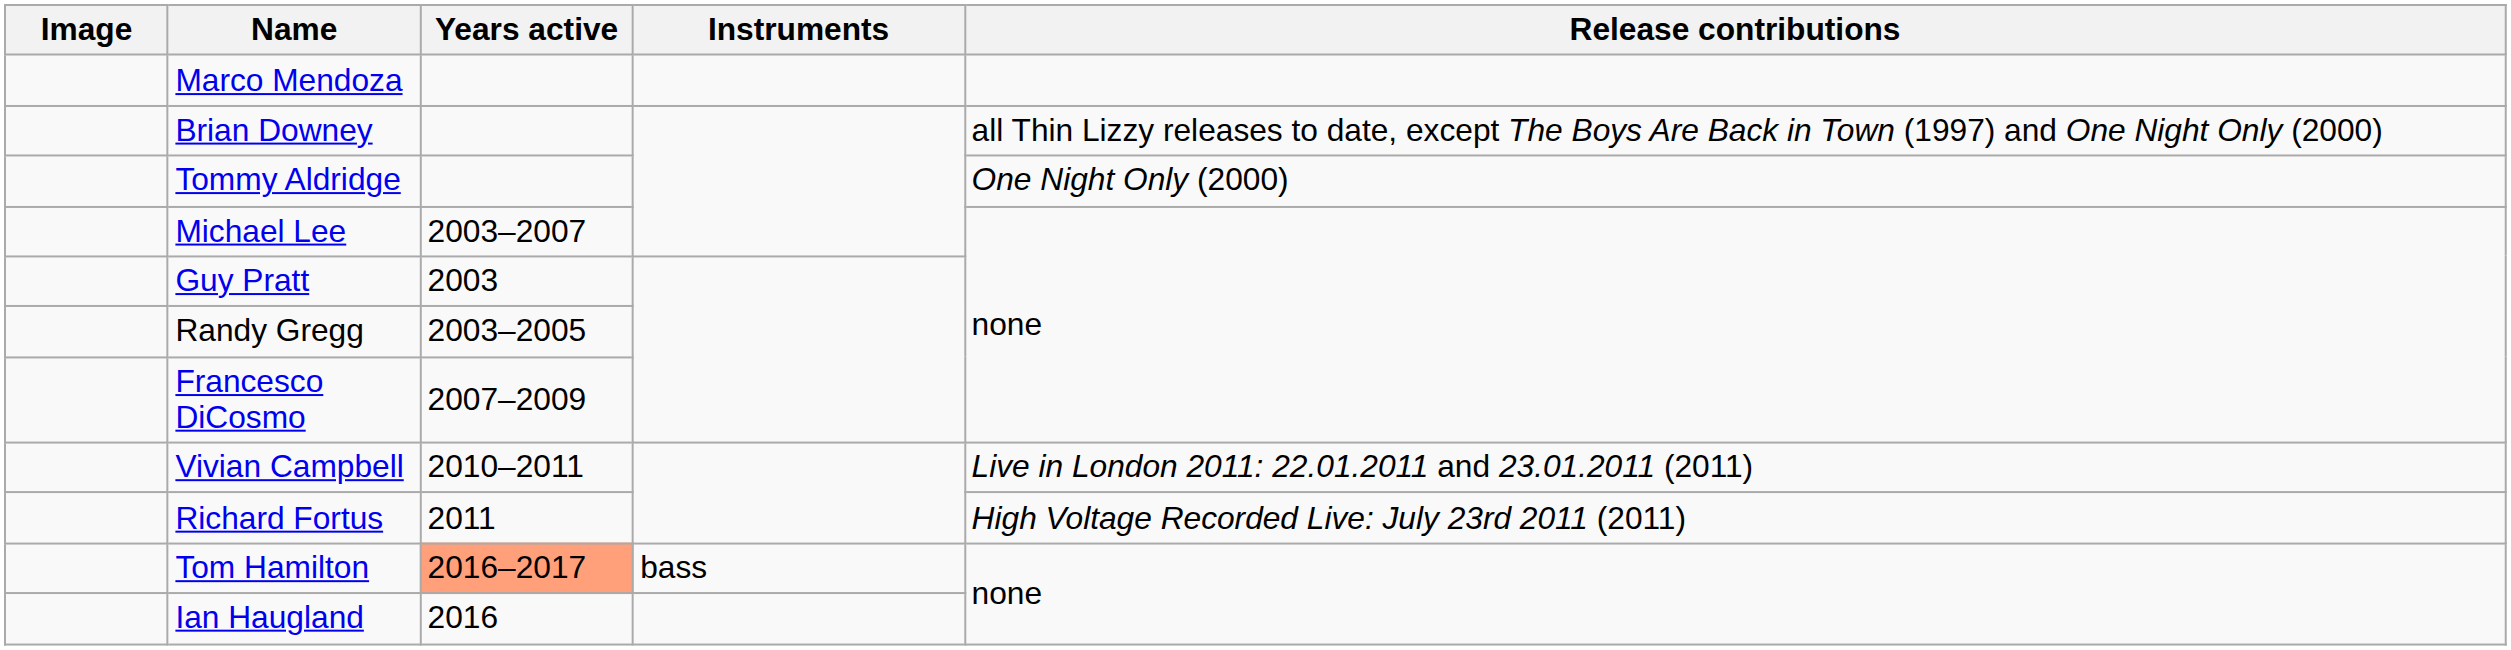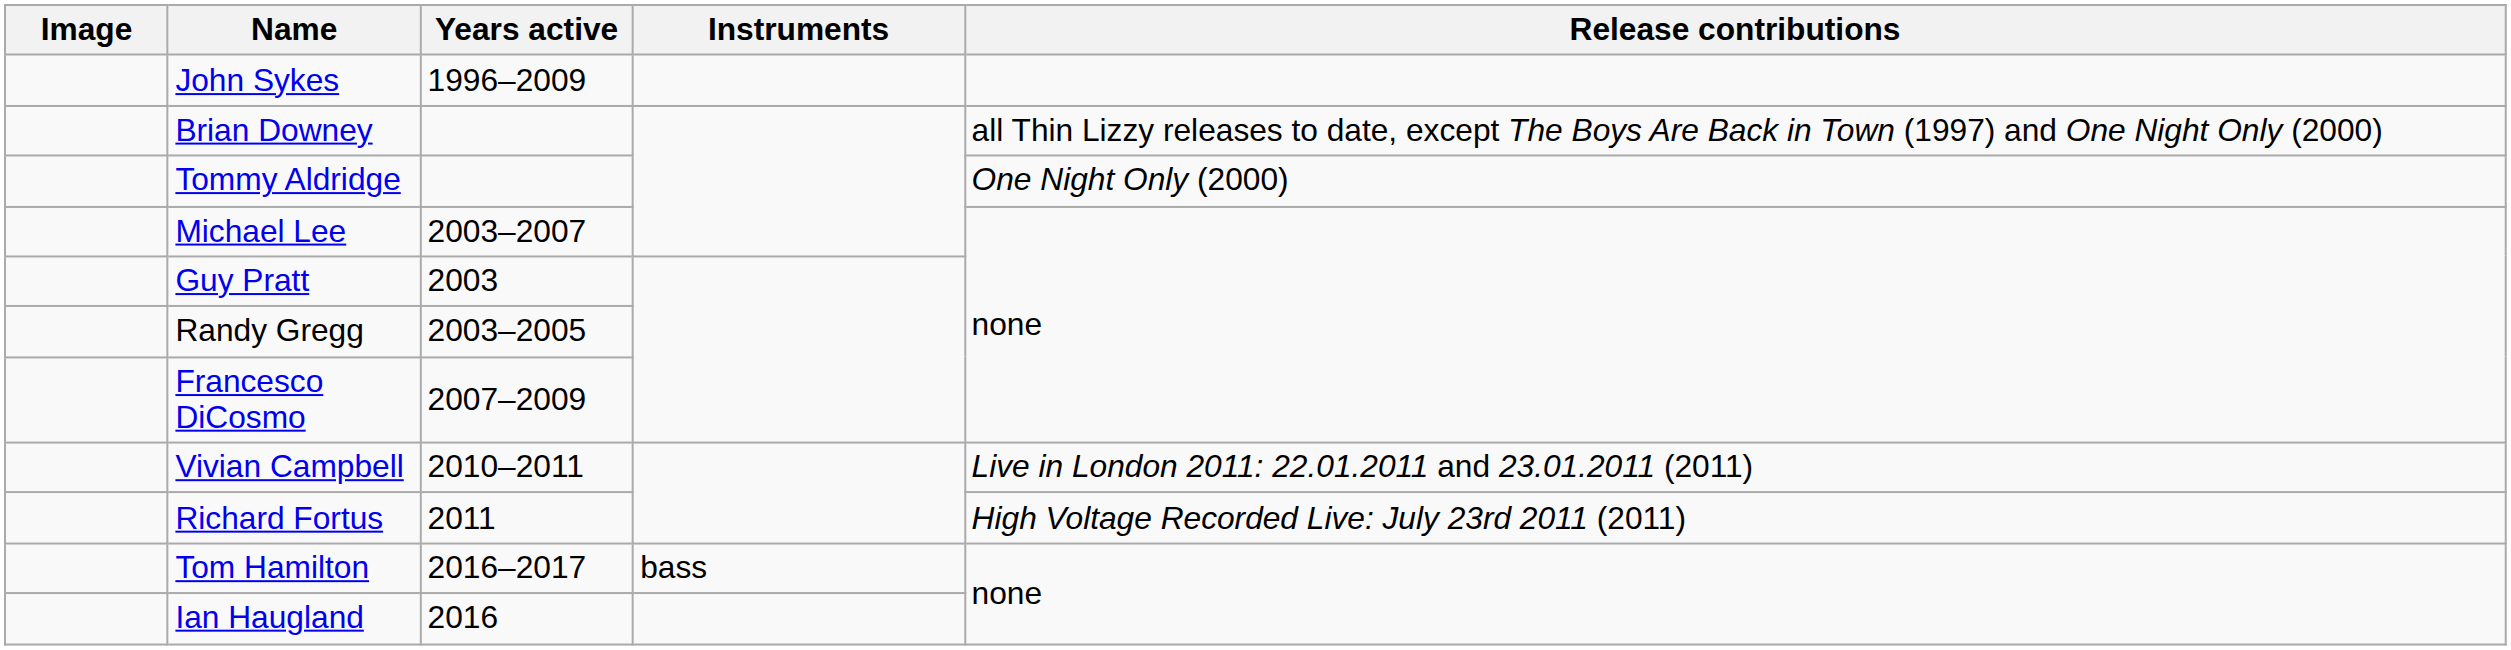+ row: (257, 79)
- row: (289, 79)
(507, 567) lightsalmon background -> (507, 567) no background
